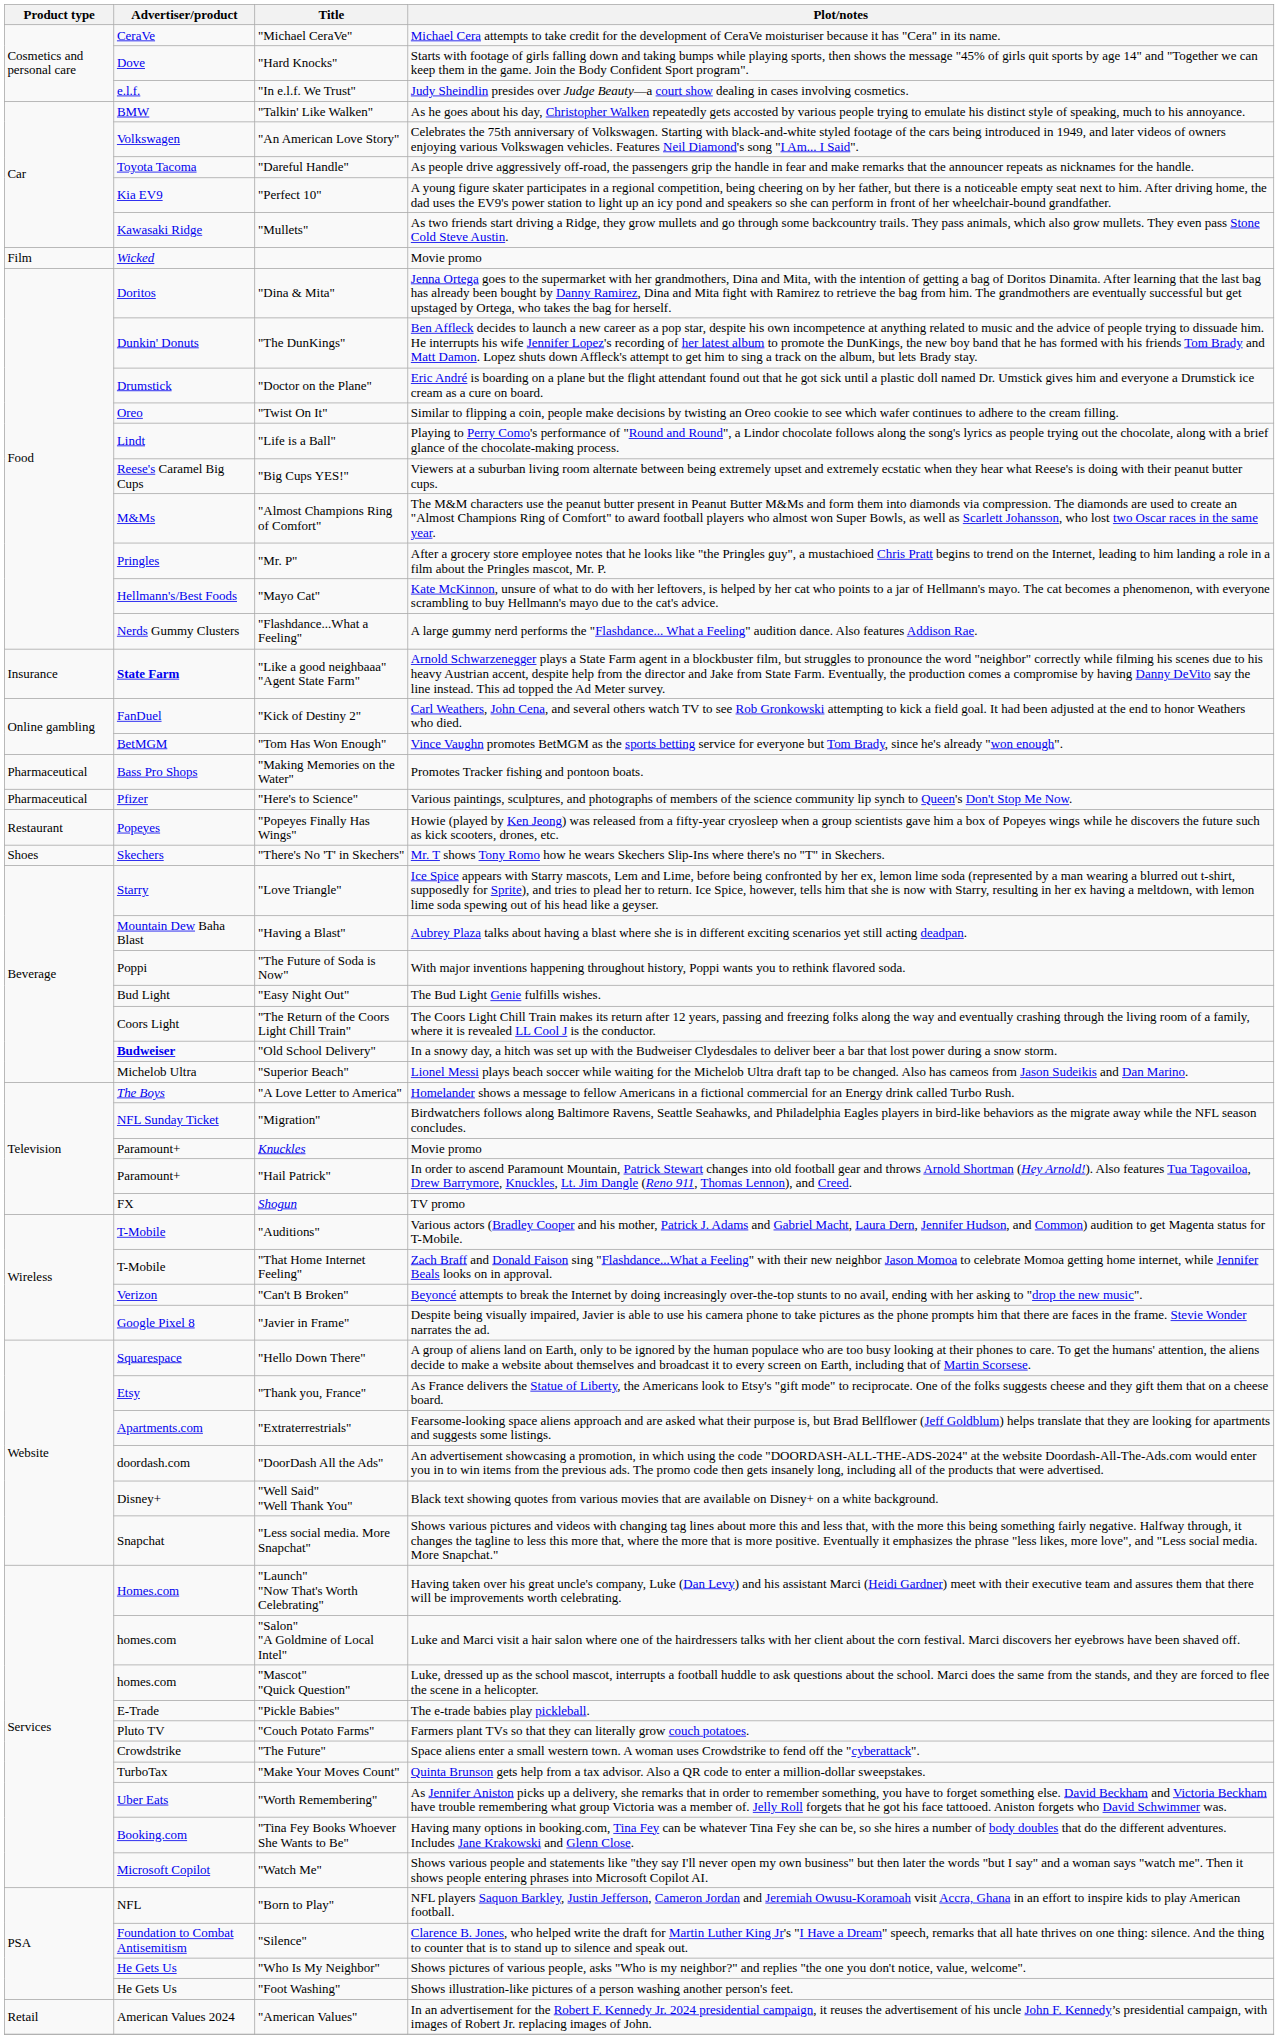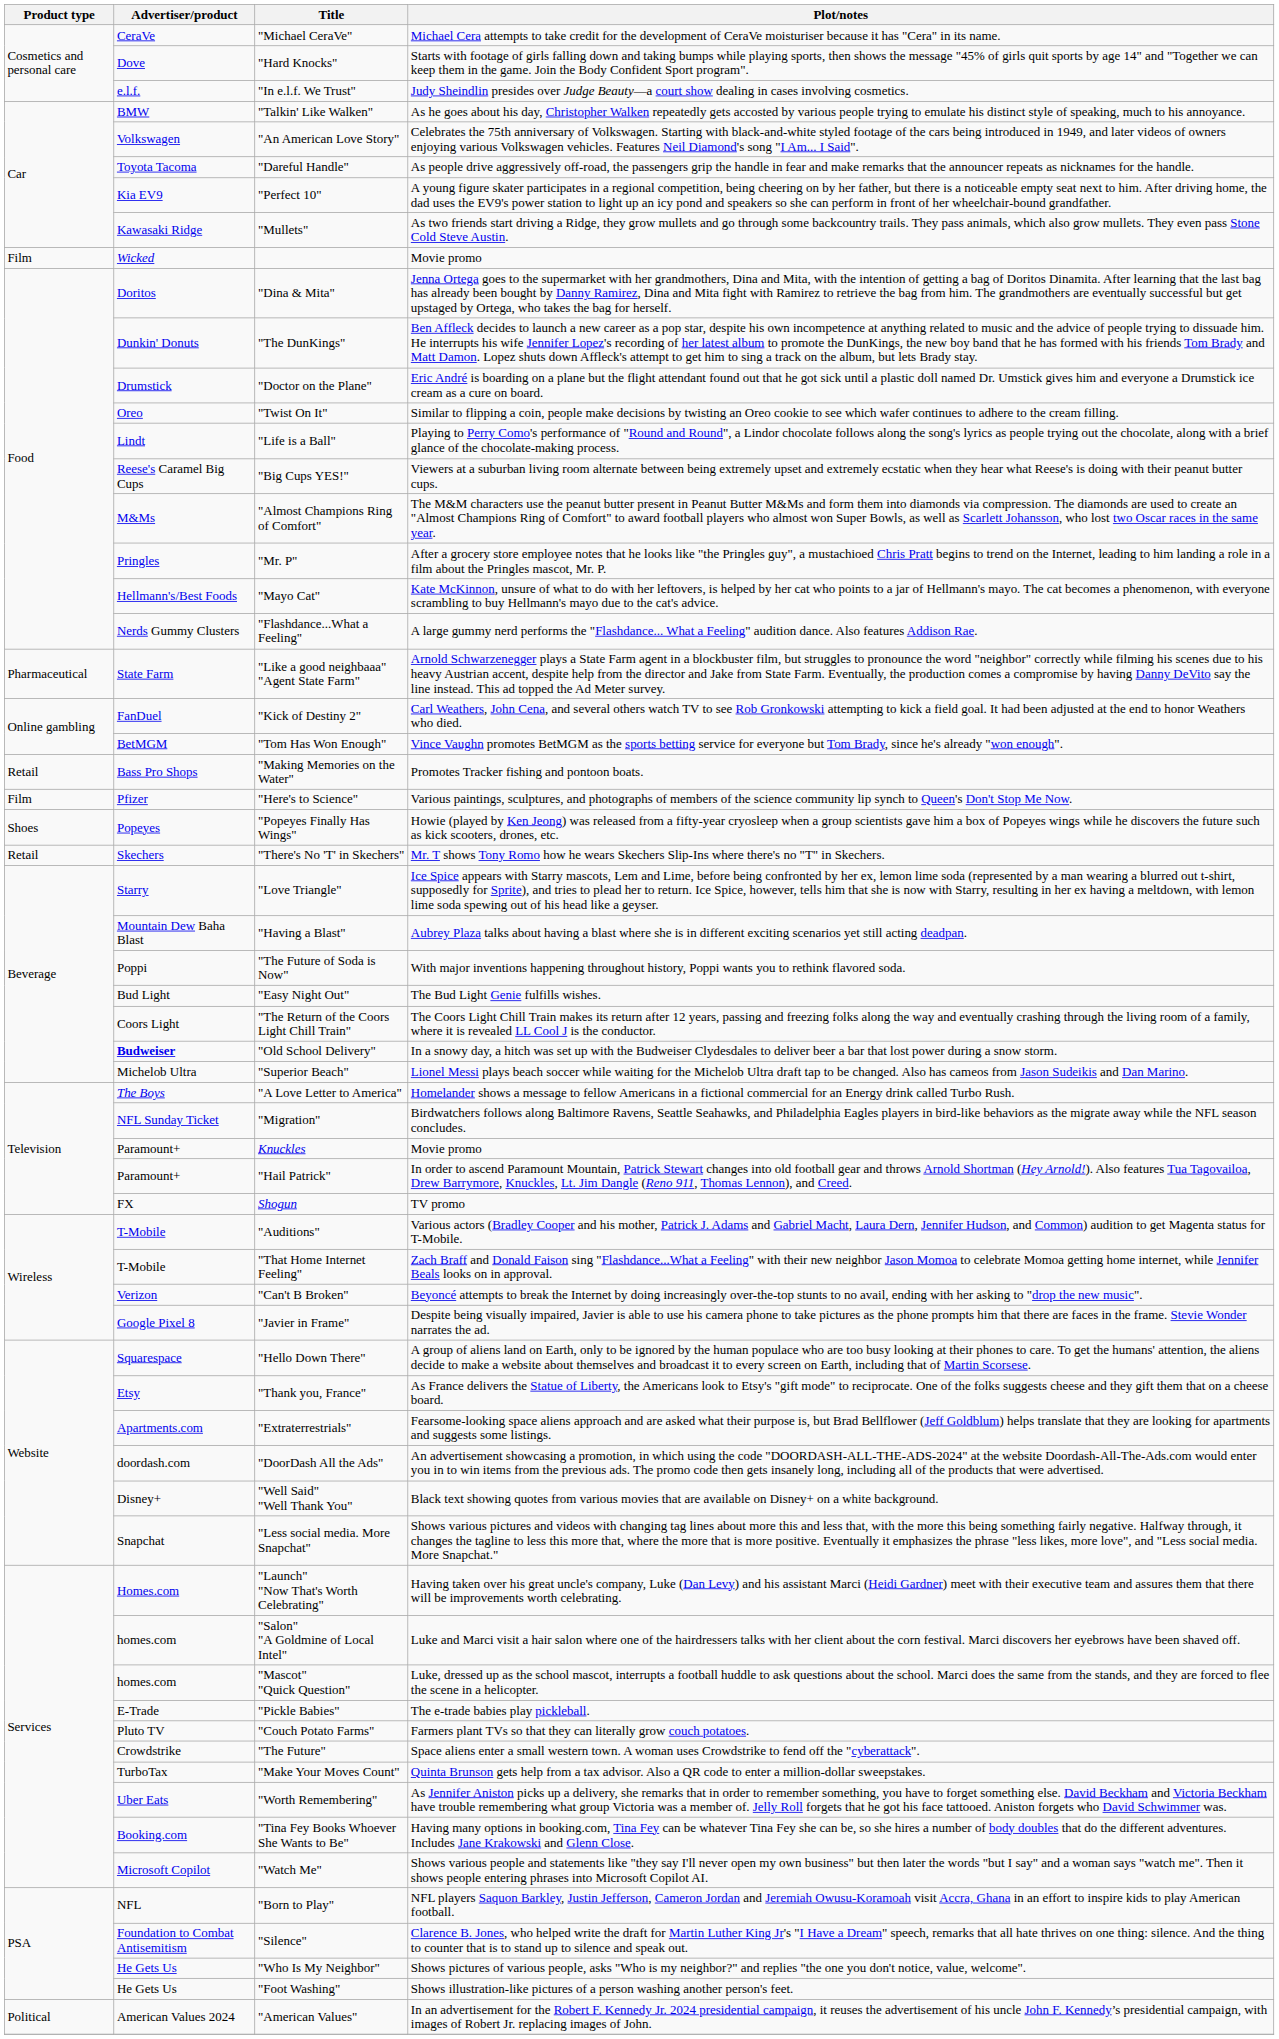(33, 673) Insurance -> (47, 673) Pharmaceutical
(148, 673) bold -> (145, 673) normal
(47, 771) Pharmaceutical -> (23, 771) Retail
(47, 799) Pharmaceutical -> (20, 799) Film
(35, 827) Restaurant -> (23, 827) Shoes
(23, 855) Shoes -> (23, 855) Retail
(23, 2016) Retail -> (29, 2016) Political
